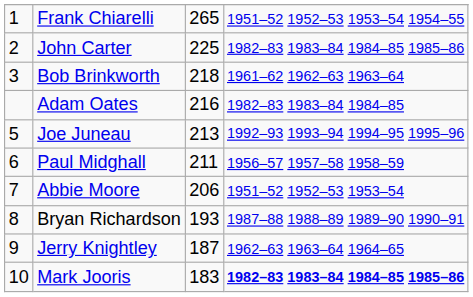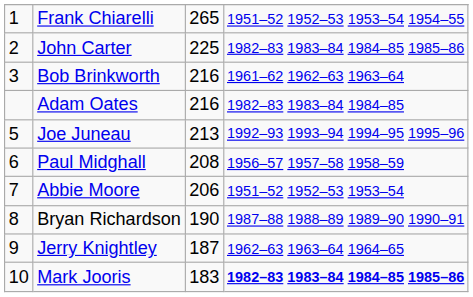(204, 76) 218 -> (204, 76) 216
(204, 162) 211 -> (204, 162) 208
(204, 219) 193 -> (204, 219) 190
